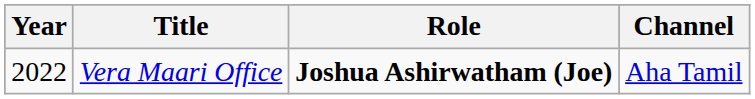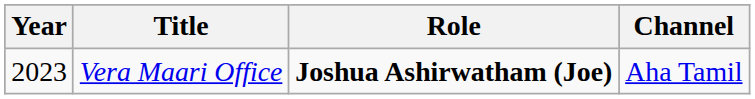(39, 70) 2022 -> (39, 70) 2023
